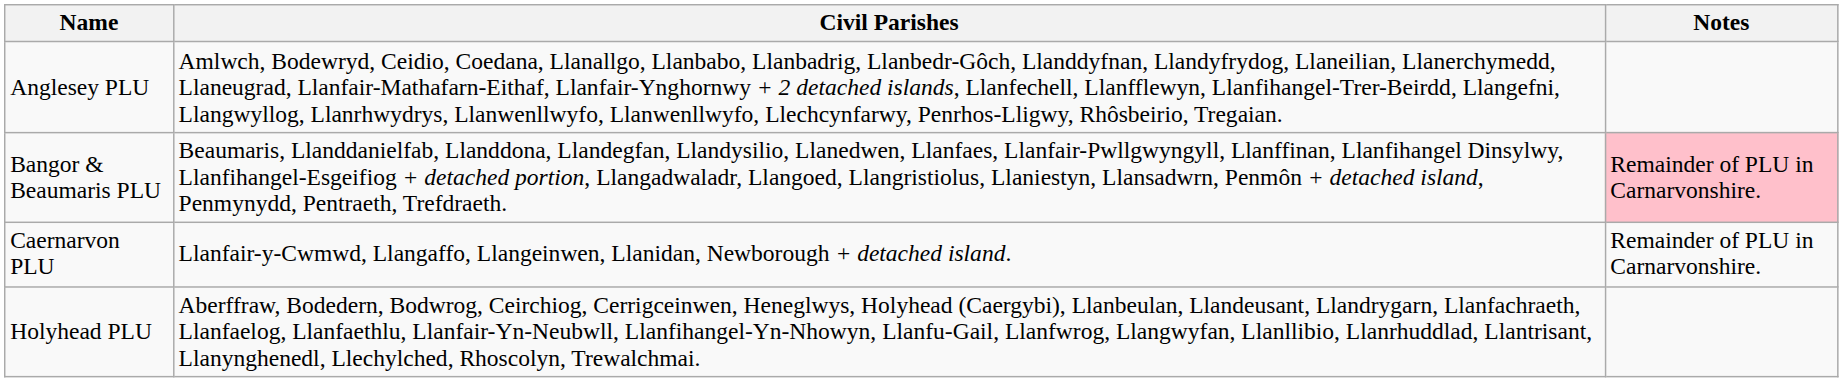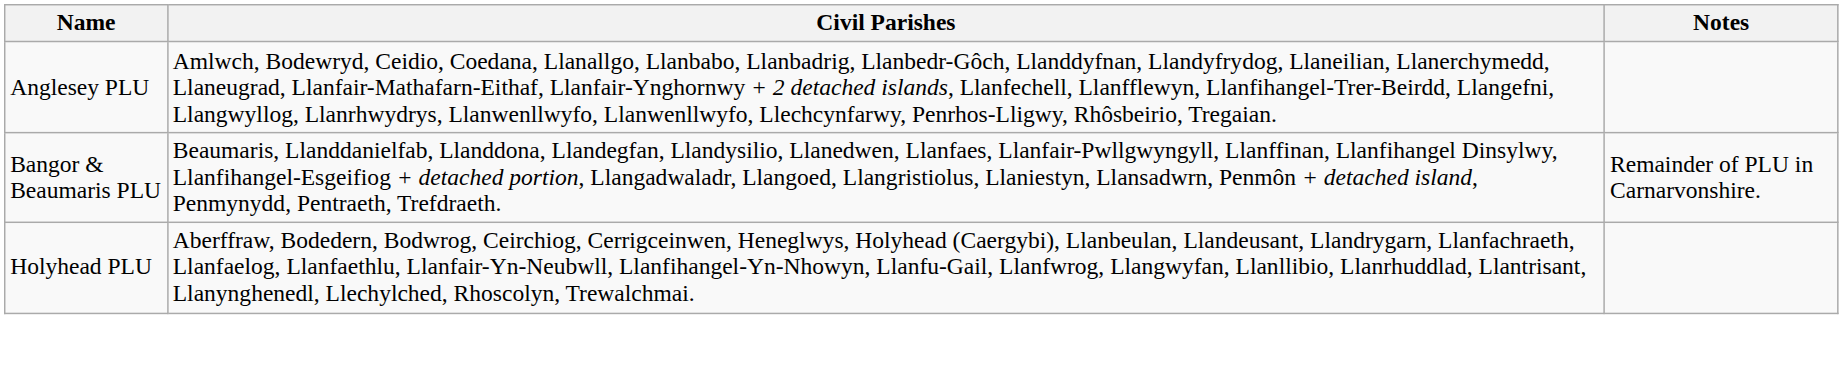(1712, 177) pink background -> (1712, 177) no background
- row: (65, 254)
